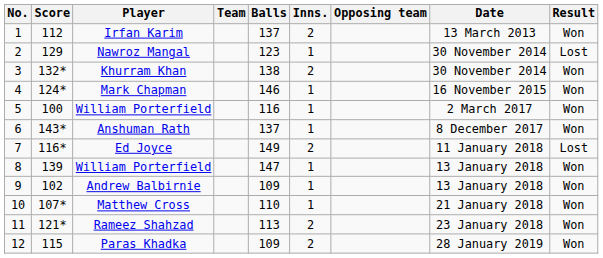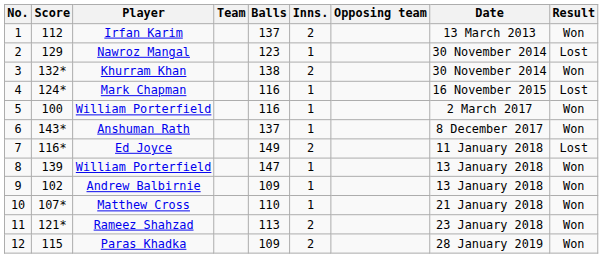(269, 91) 146 -> (269, 91) 116
(574, 91) Won -> (574, 91) Lost
